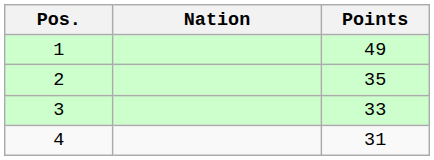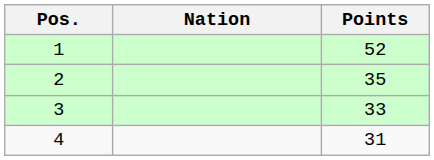(375, 50) 49 -> (375, 50) 52
